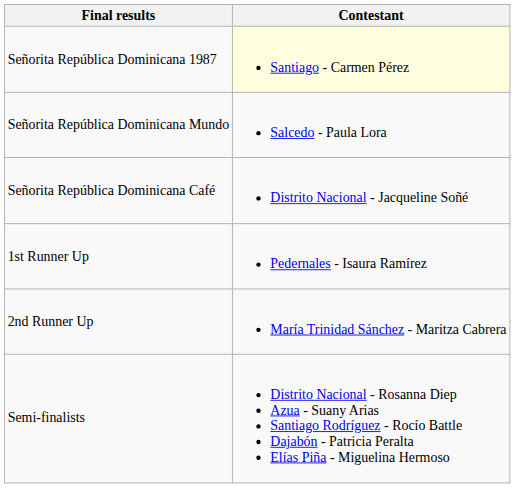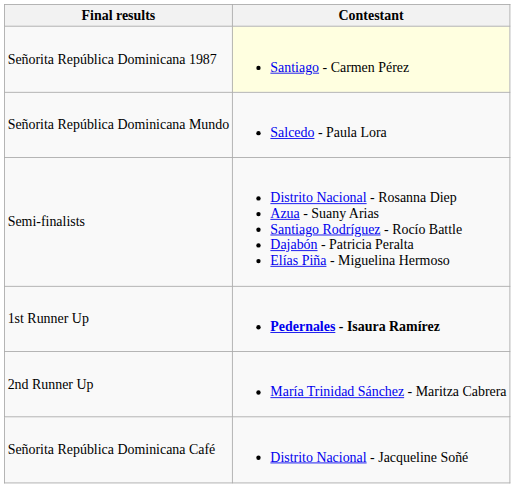rows swapped: (111, 190) <-> (46, 418)
(371, 264) normal -> (371, 326) bold
